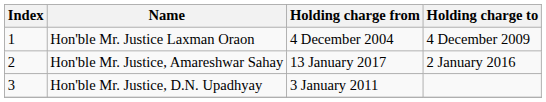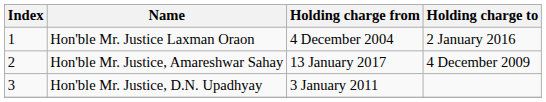(480, 39) 4 December 2009 -> (471, 39) 2 January 2016
(471, 62) 2 January 2016 -> (480, 62) 4 December 2009
